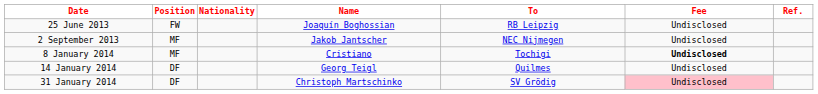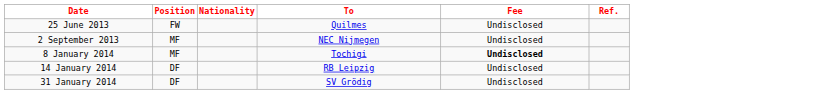- column: (349, 11)
(533, 25) RB Leipzig -> (349, 25) Quilmes
(533, 68) Quilmes -> (349, 68) RB Leipzig
(699, 82) pink background -> (515, 82) no background
